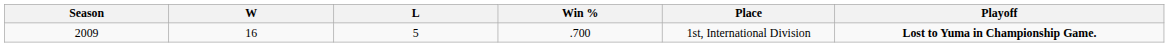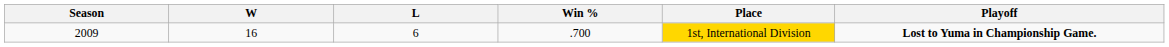(416, 32) 5 -> (416, 32) 6
(749, 32) no background -> (749, 32) gold background
